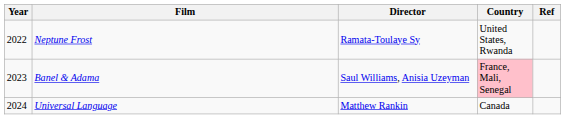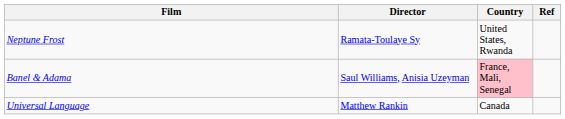- column: (18, 12)
